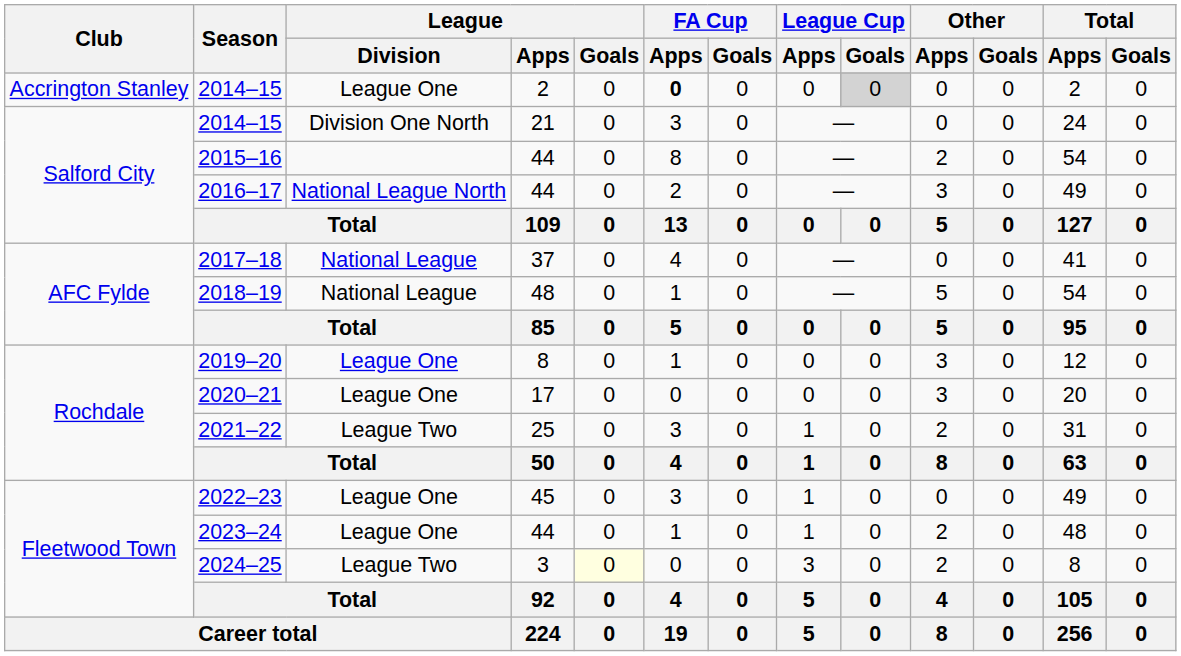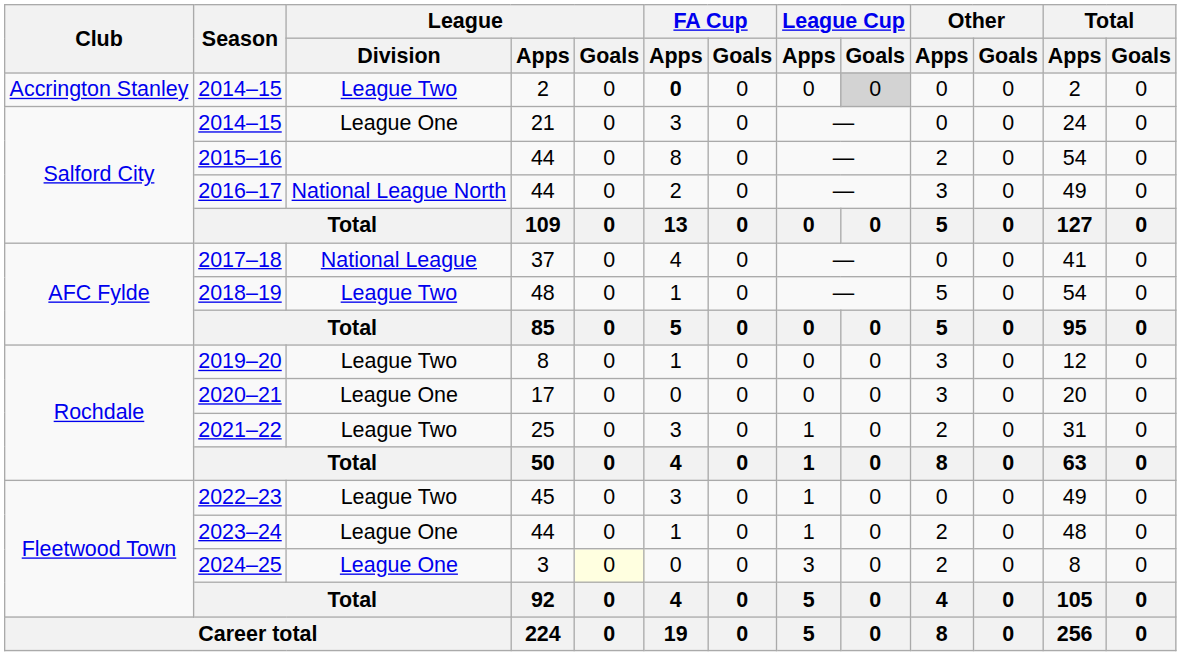(399, 89) League One -> (399, 89) League Two
(399, 123) Division One North -> (399, 123) League One
(399, 293) National League -> (399, 293) League Two
(399, 361) League One -> (399, 361) League Two
(399, 497) League One -> (399, 497) League Two
(399, 565) League Two -> (399, 565) League One
